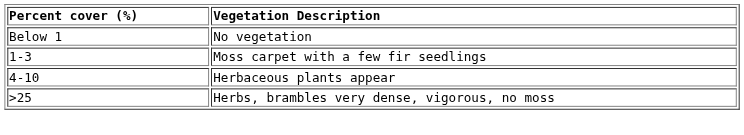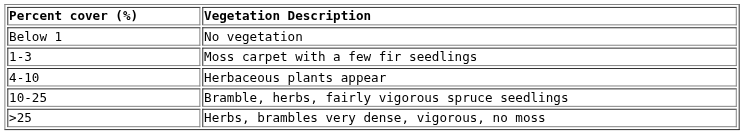+ row: (386, 98)
